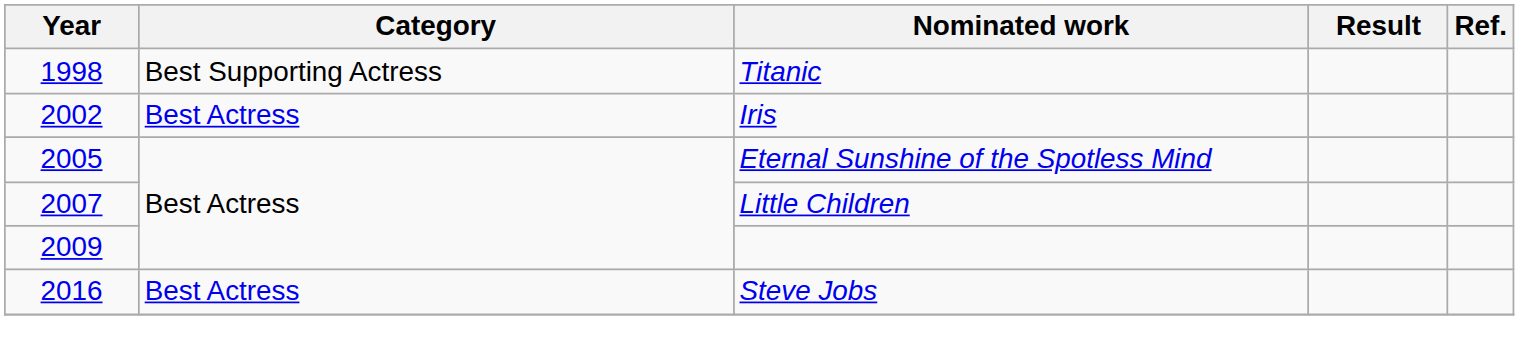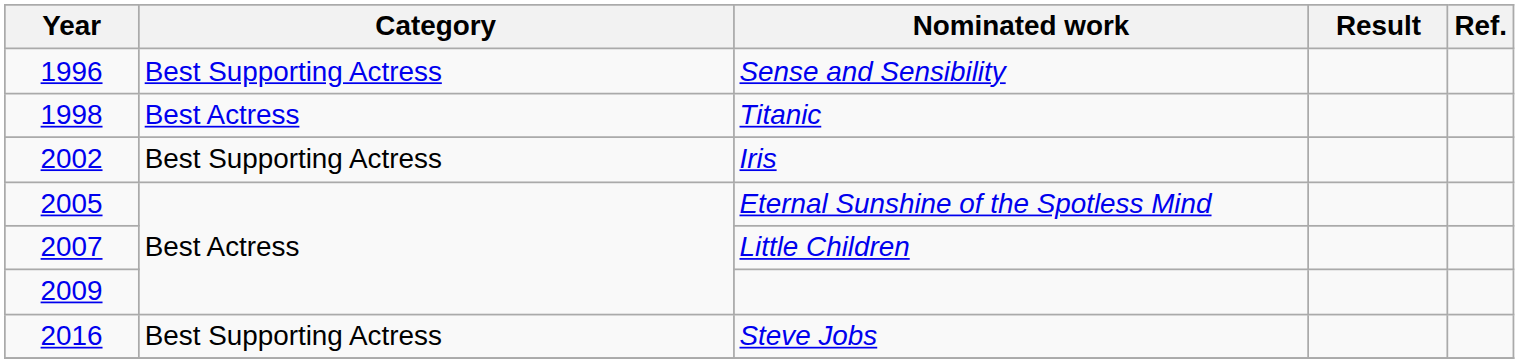+ row: (72, 70)
(293, 70) Best Supporting Actress -> (222, 114) Best Actress
(222, 114) Best Actress -> (293, 159) Best Supporting Actress
(222, 291) Best Actress -> (293, 335) Best Supporting Actress
